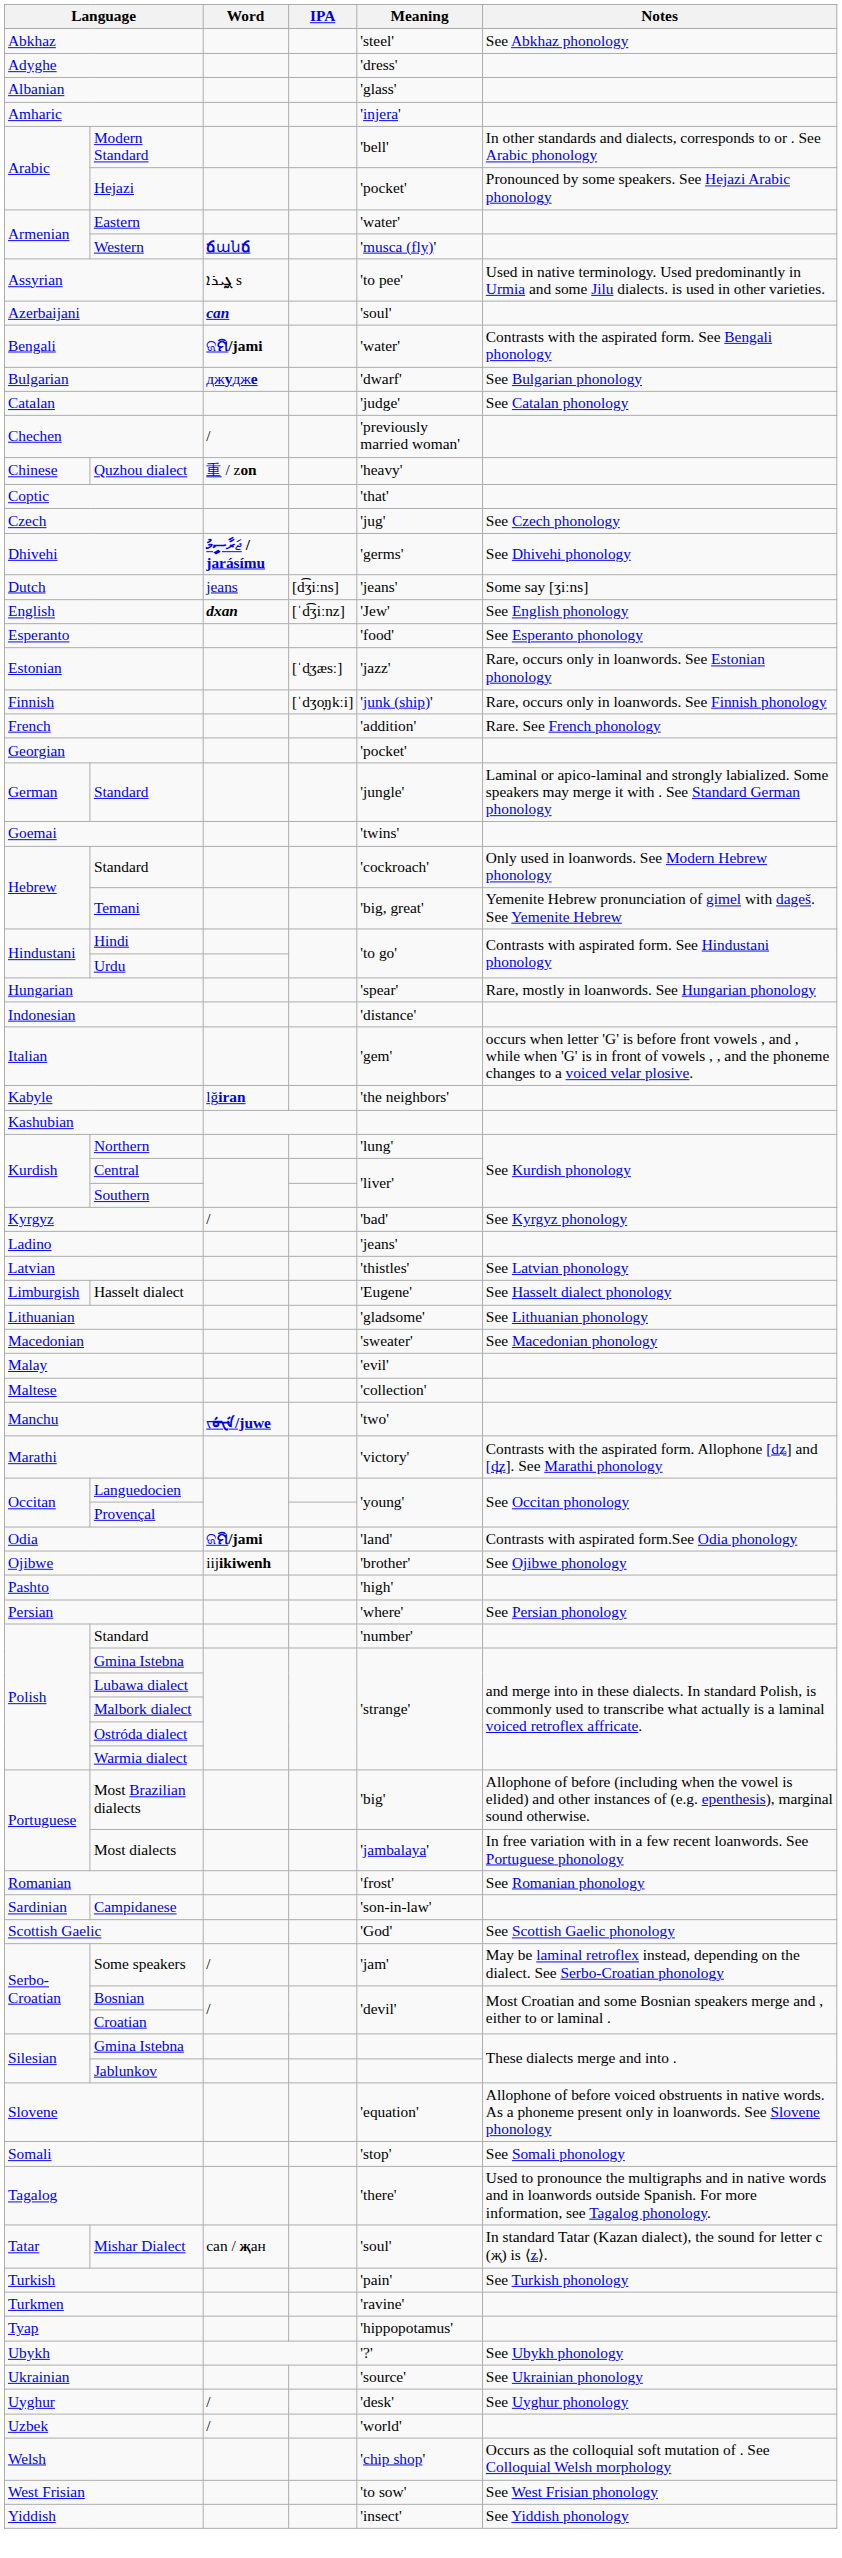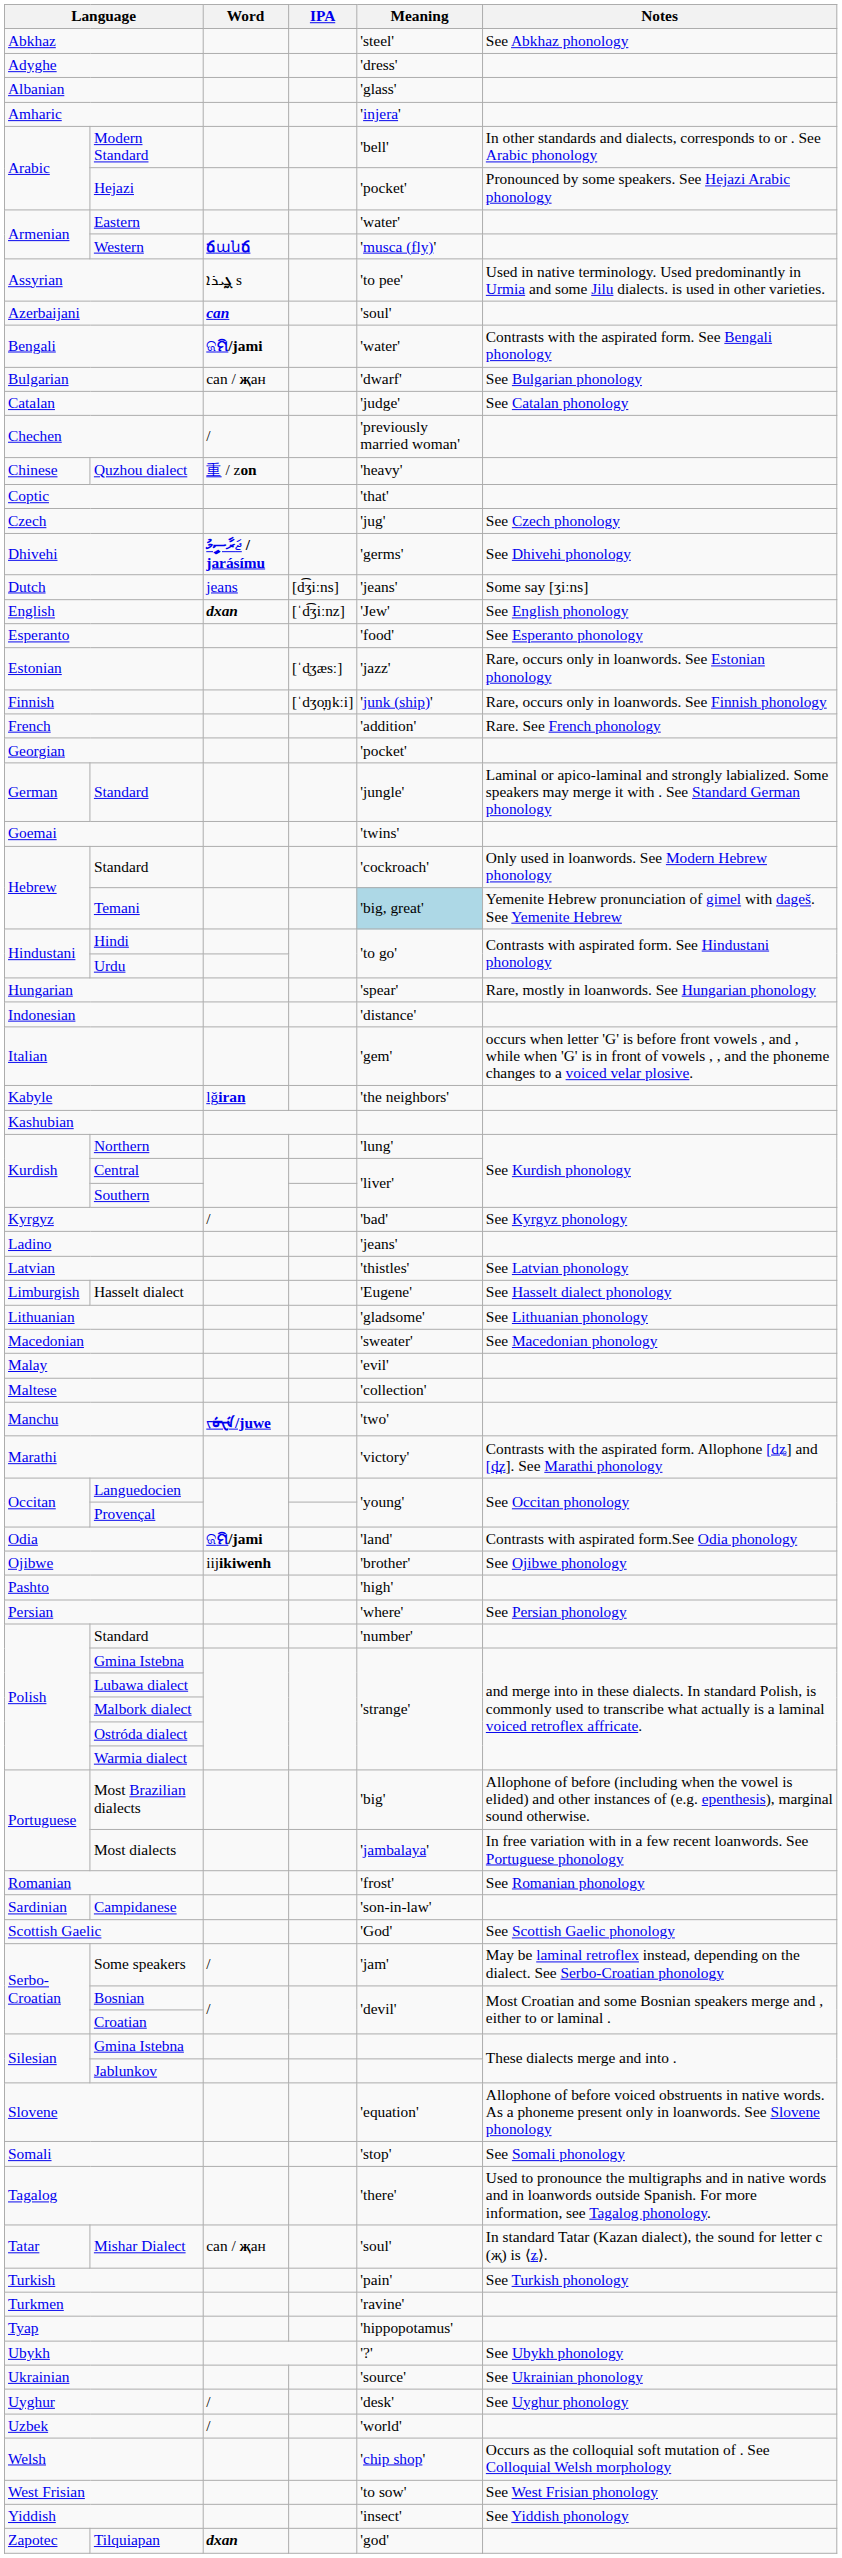(232, 379) джудже -> (236, 379) can / җан
(392, 908) no background -> (392, 908) lightblue background
+ row: (33, 2540)
